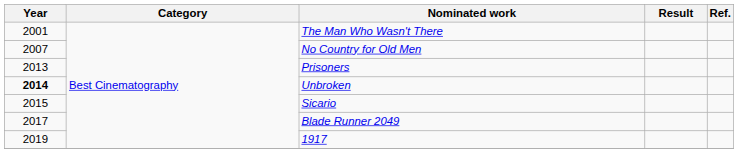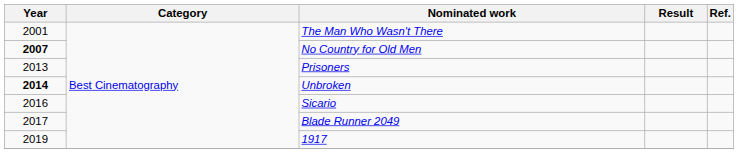(35, 49) normal -> (35, 49) bold
(35, 103) 2015 -> (35, 103) 2016
